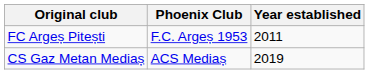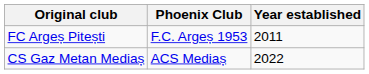(269, 58) 2019 -> (269, 58) 2022
